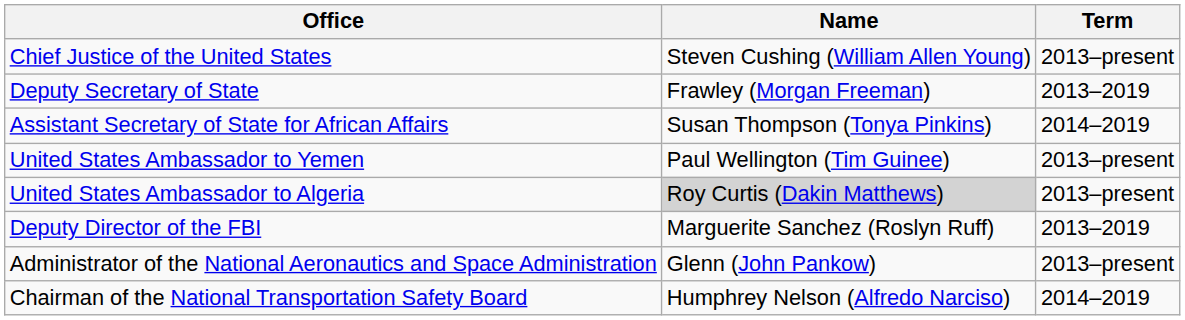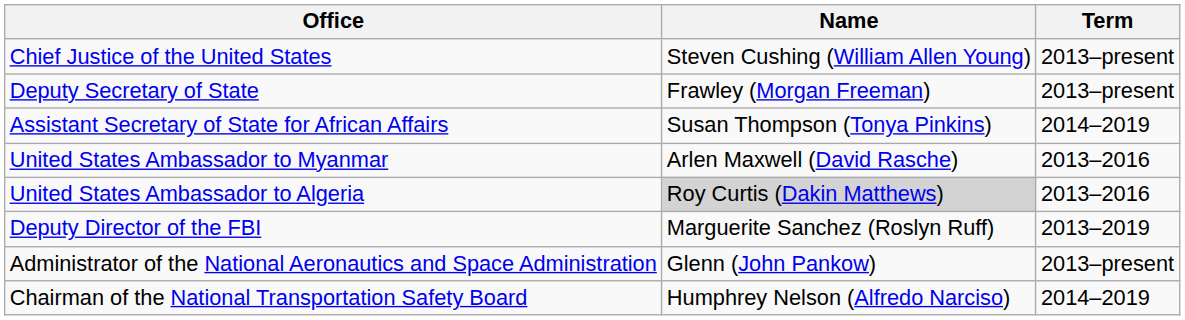(1095, 90) 2013–2019 -> (1108, 90) 2013–present
- row: (187, 159)
+ row: (199, 159)
(1108, 194) 2013–present -> (1095, 194) 2013–2016
